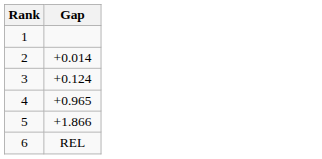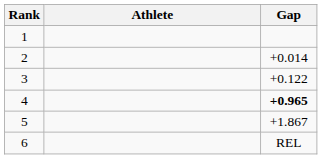+ column: (152, 15)
(73, 79) +0.124 -> (289, 79) +0.122
(73, 100) normal -> (289, 100) bold
(73, 121) +1.866 -> (289, 121) +1.867
